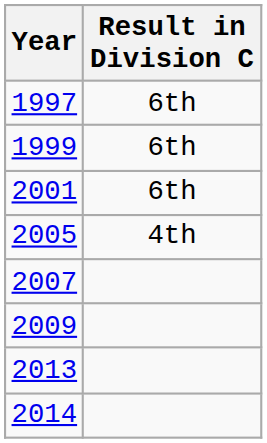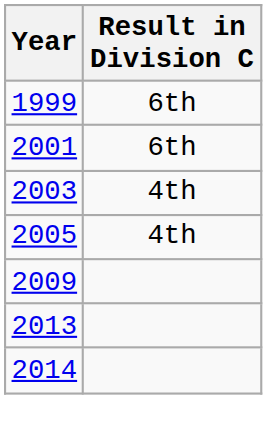- row: (44, 103)
+ row: (44, 192)
- row: (44, 281)
